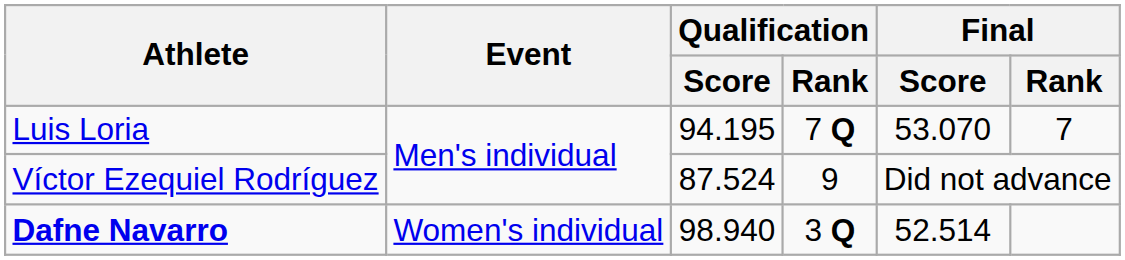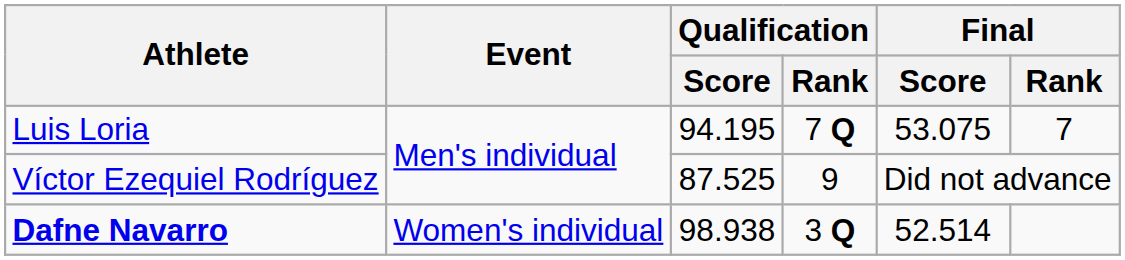(943, 130) 53.070 -> (943, 130) 53.075
(727, 180) 87.524 -> (727, 180) 87.525
(727, 230) 98.940 -> (727, 230) 98.938
